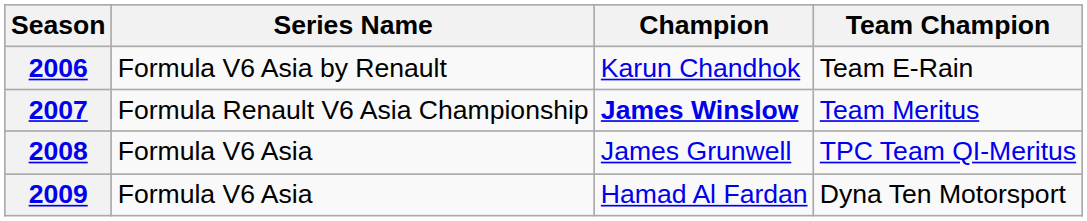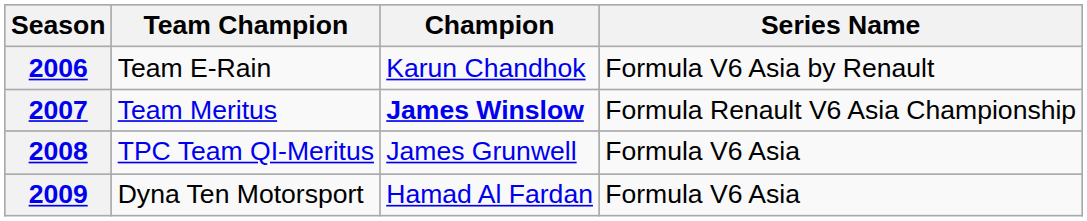columns swapped: (353, 25) <-> (948, 25)
